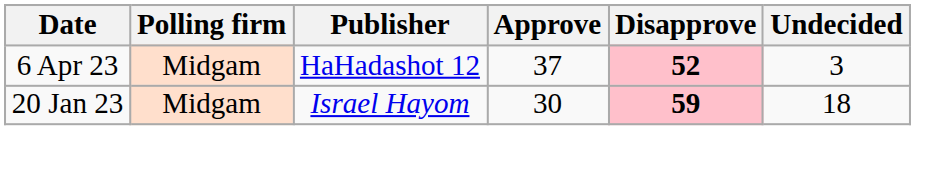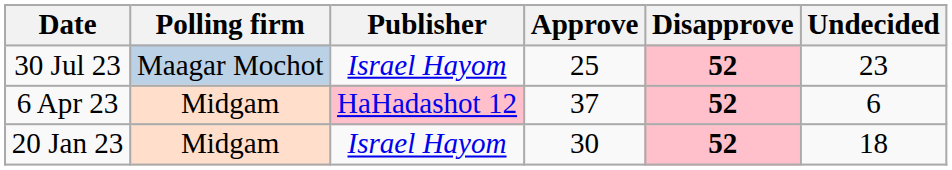+ row: (68, 64)
(390, 64) no background -> (427, 104) pink background
(836, 64) 3 -> (873, 104) 6
(686, 104) 59 -> (723, 144) 52
